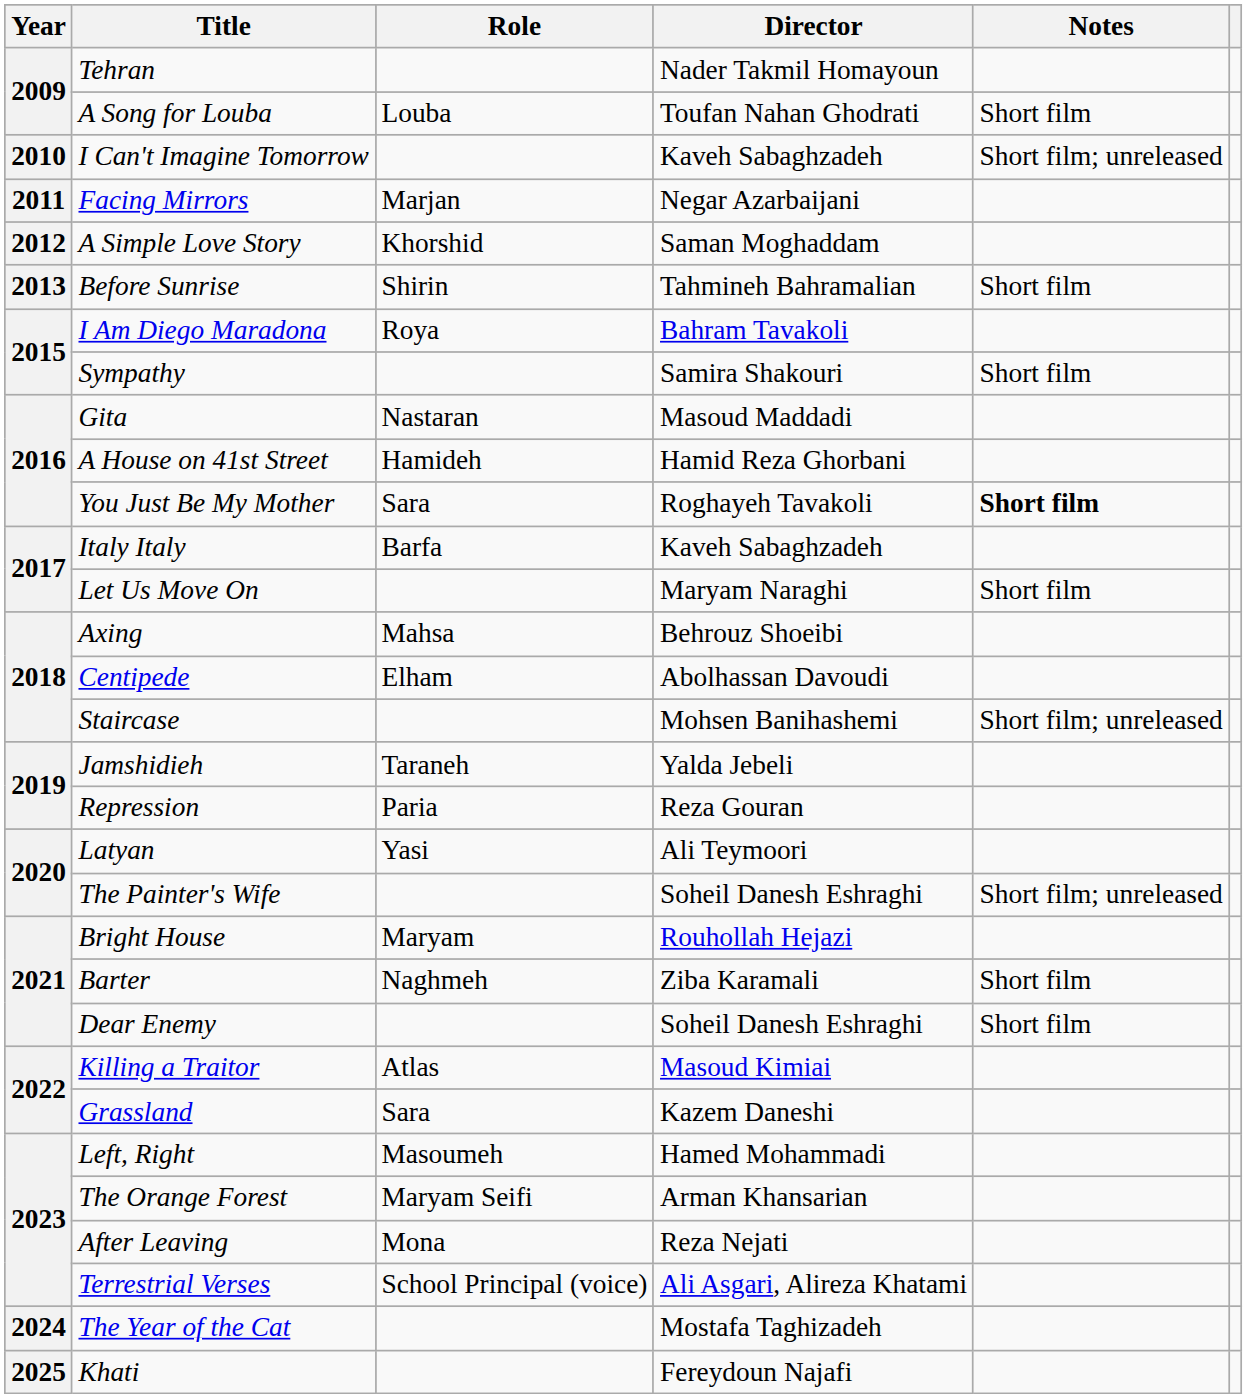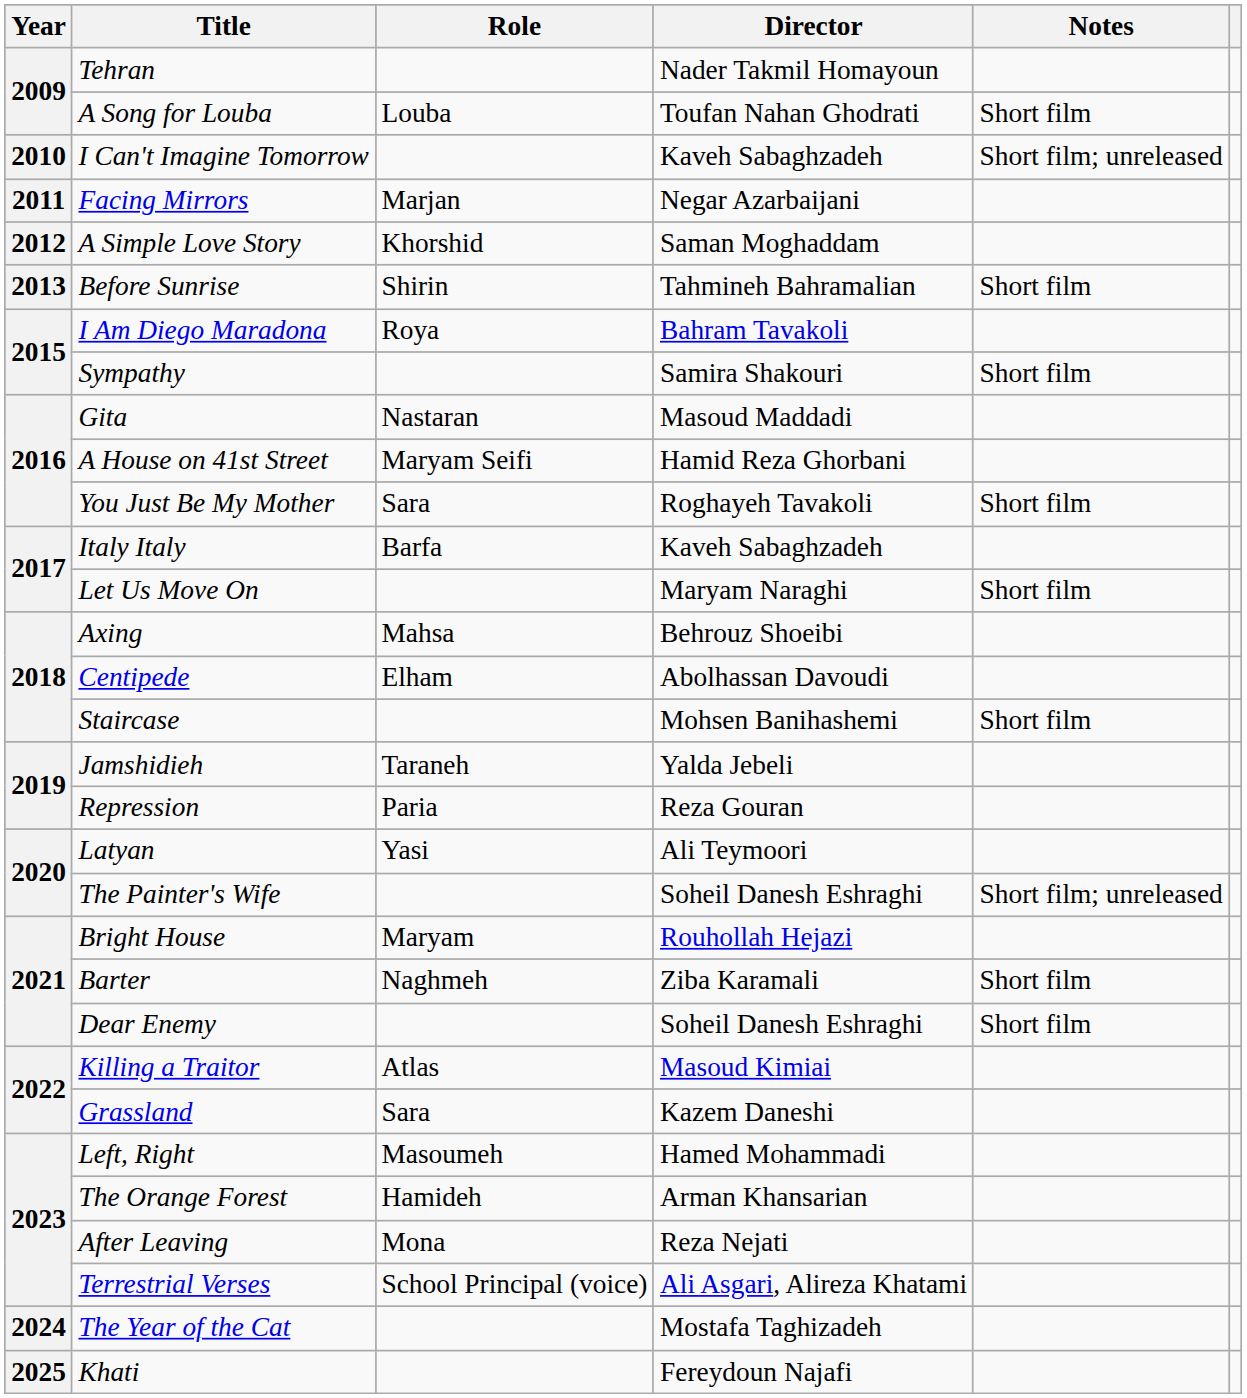(432, 460) Hamideh -> (457, 460) Maryam Seifi
(1039, 503) bold -> (1035, 503) normal
(1101, 720) Short film; unreleased -> (1035, 720) Short film
(457, 1197) Maryam Seifi -> (432, 1197) Hamideh
